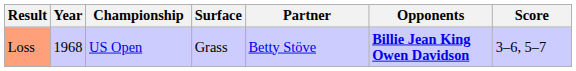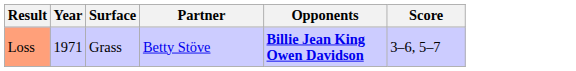- column: (139, 15)
(68, 46) 1968 -> (68, 46) 1971
